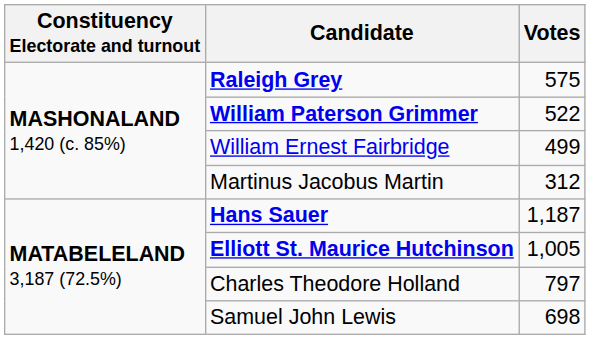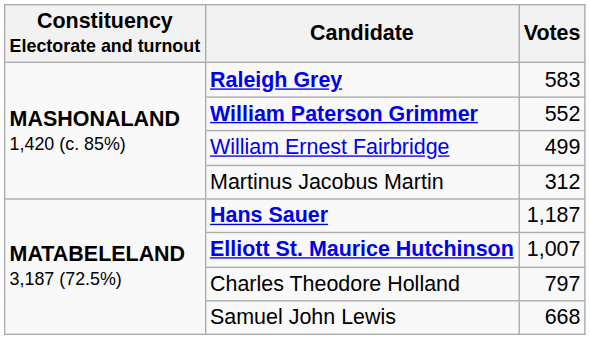(563, 79) 575 -> (563, 79) 583
(563, 113) 522 -> (563, 113) 552
(554, 249) 1,005 -> (554, 249) 1,007
(563, 317) 698 -> (563, 317) 668
